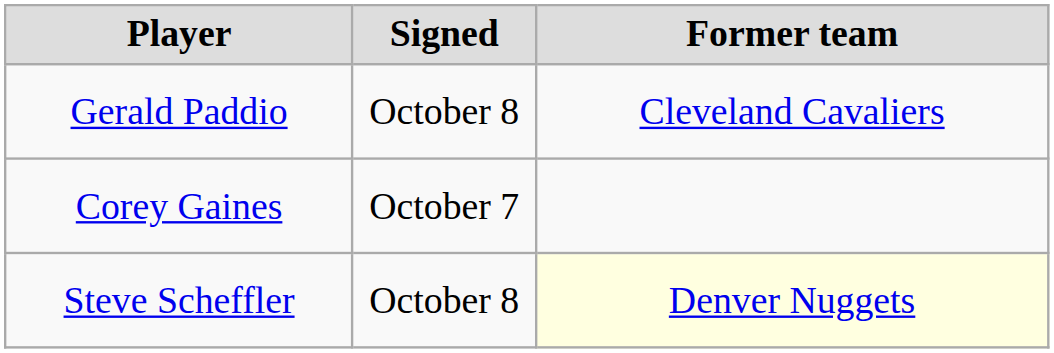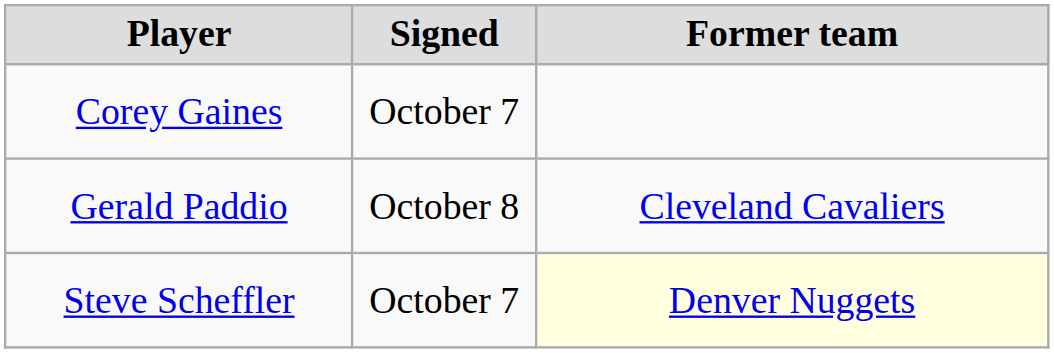rows swapped: (179, 205) <-> (179, 111)
(444, 300) October 8 -> (444, 300) October 7
